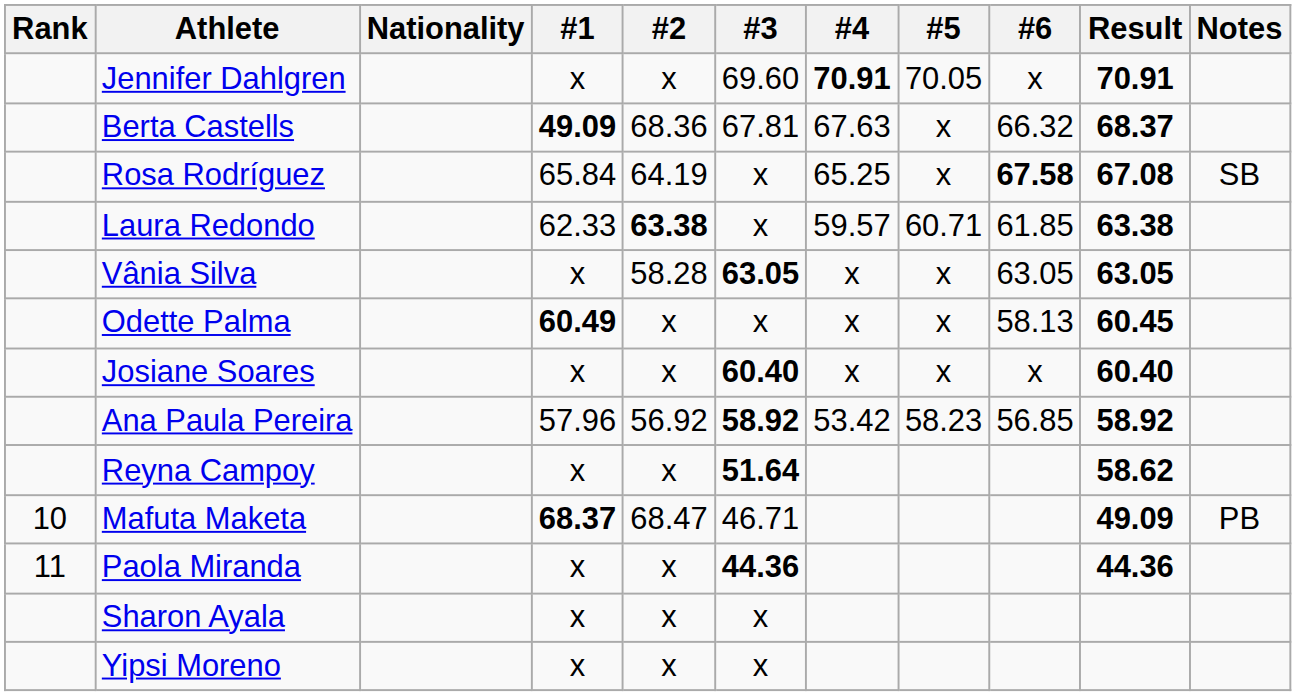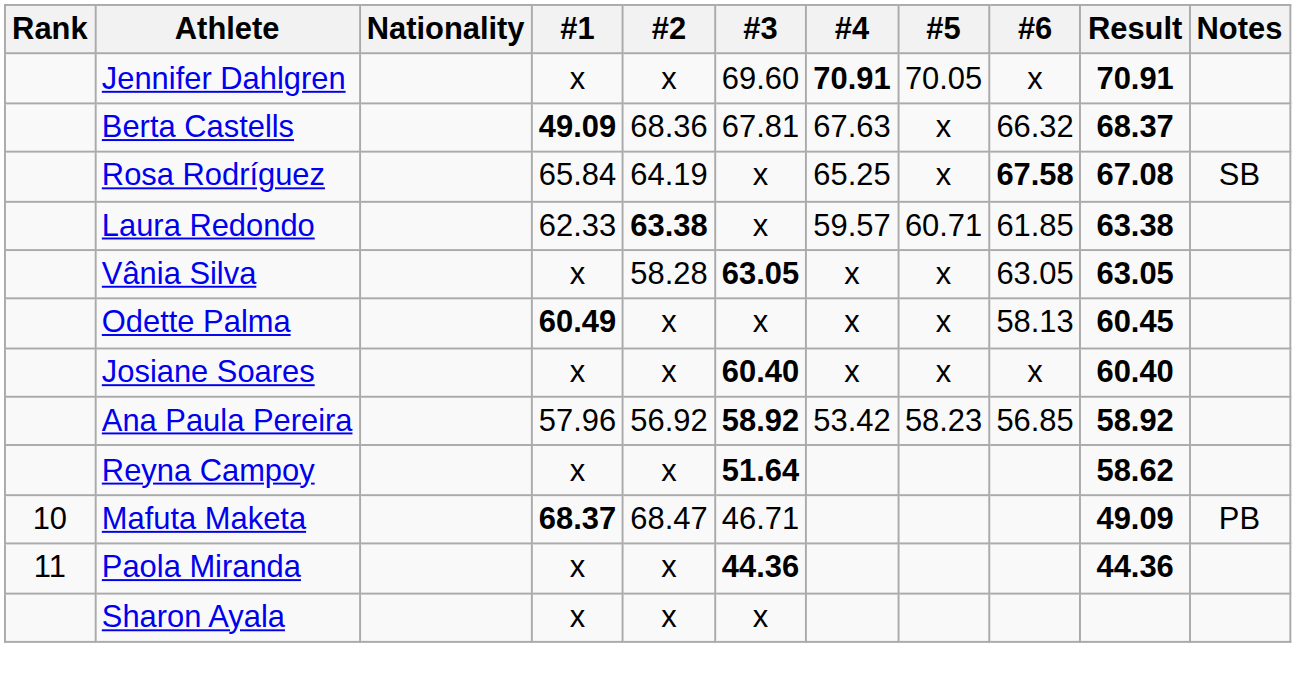- row: (191, 665)
